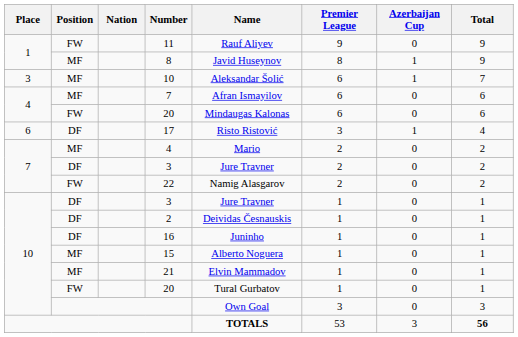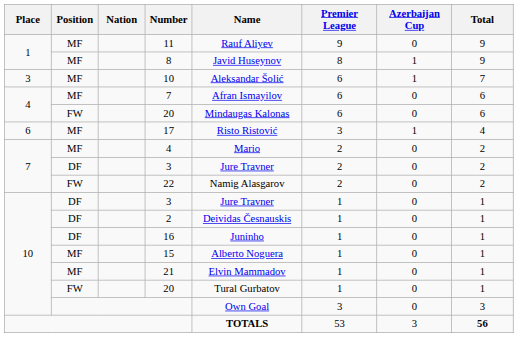(75, 43) FW -> (75, 43) MF
(75, 131) DF -> (75, 131) MF
